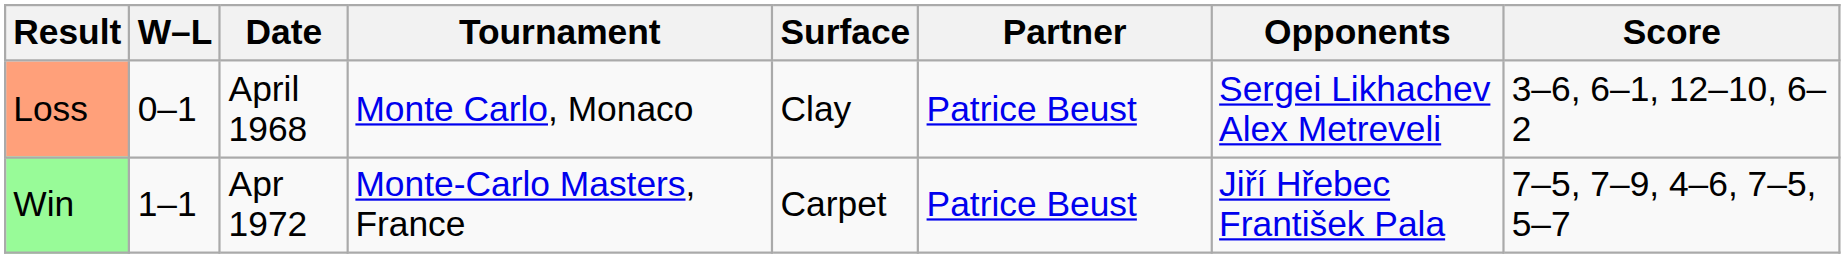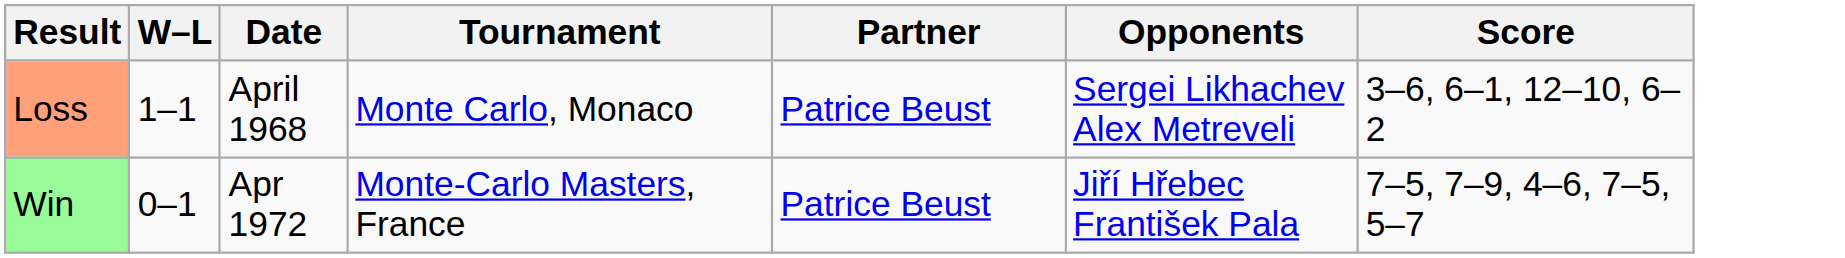- column: (845, 32)
(167, 108) 0–1 -> (167, 108) 1–1
(167, 204) 1–1 -> (167, 204) 0–1
